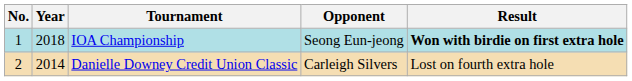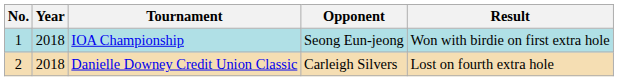(517, 40) bold -> (510, 40) normal
(50, 64) 2014 -> (50, 64) 2018
